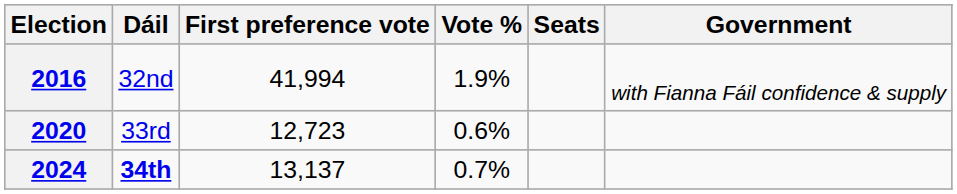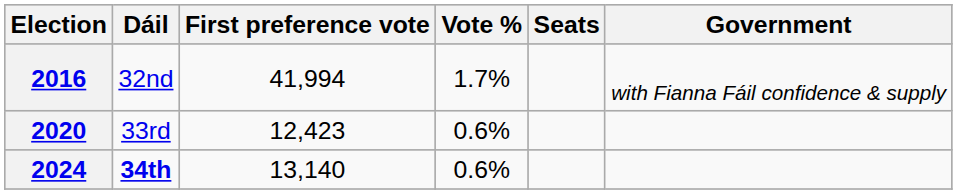(482, 78) 1.9% -> (482, 78) 1.7%
(307, 131) 12,723 -> (307, 131) 12,423
(307, 170) 13,137 -> (307, 170) 13,140
(482, 170) 0.7% -> (482, 170) 0.6%
